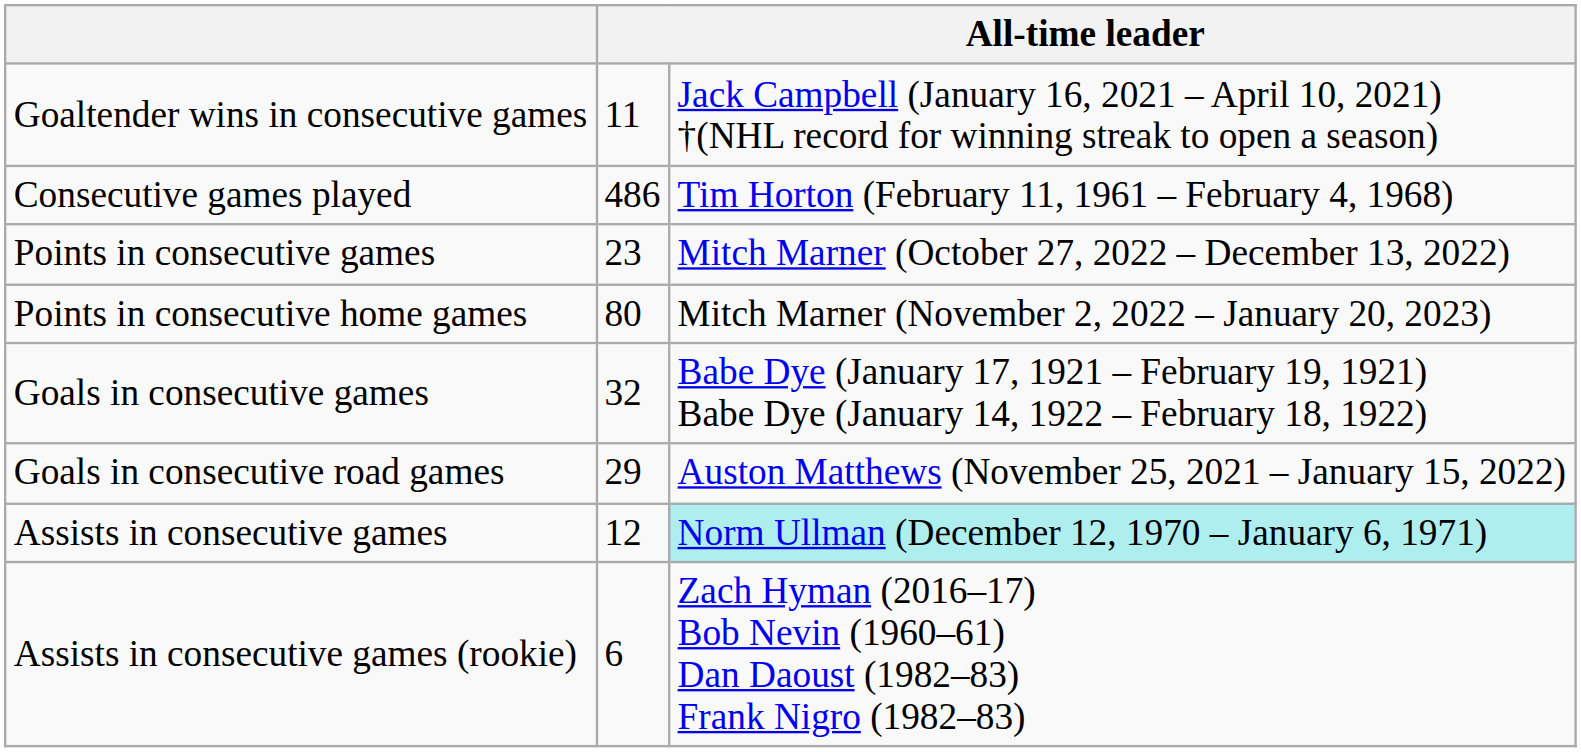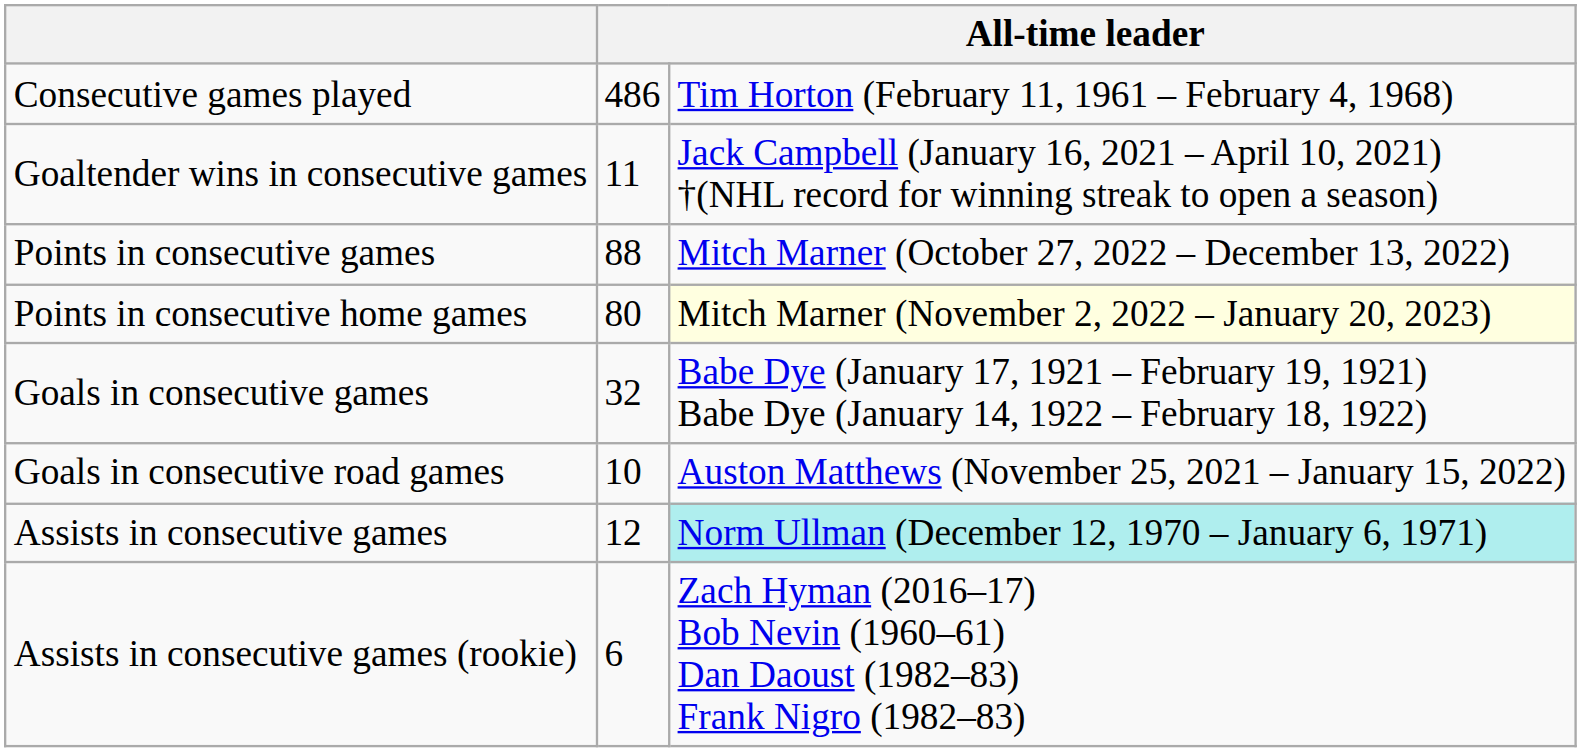rows swapped: (213, 194) <-> (301, 114)
(623, 253) 23 -> (623, 253) 88
(1084, 312) no background -> (1084, 312) lightyellow background
(623, 472) 29 -> (623, 472) 10
